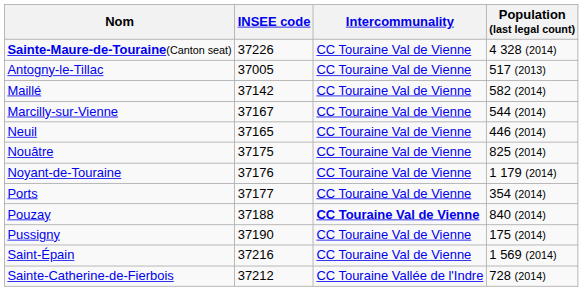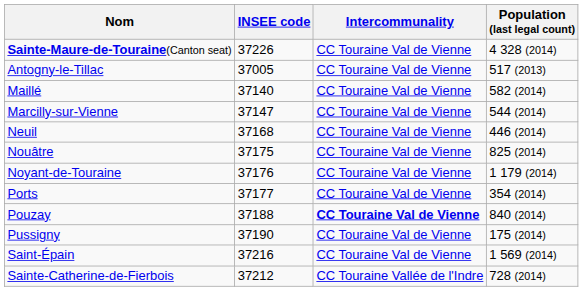(256, 91) 37142 -> (256, 91) 37140
(256, 111) 37167 -> (256, 111) 37147
(256, 132) 37165 -> (256, 132) 37168
